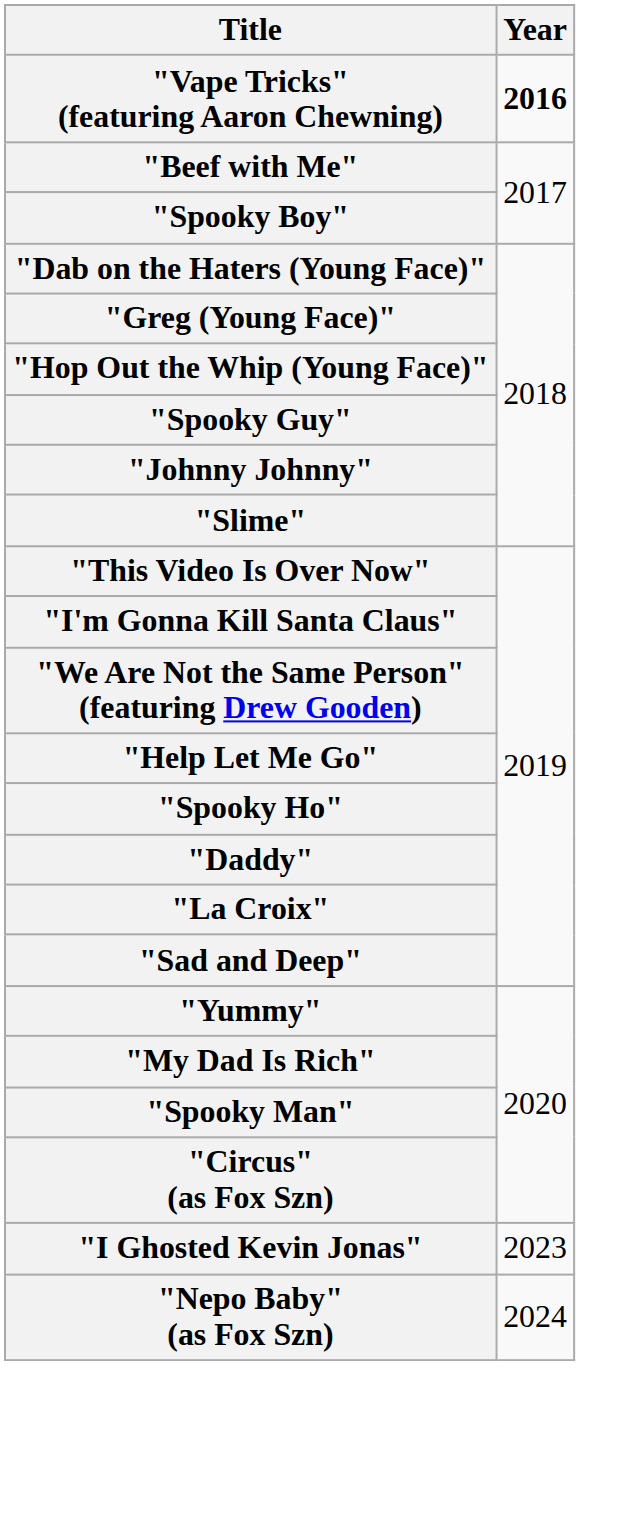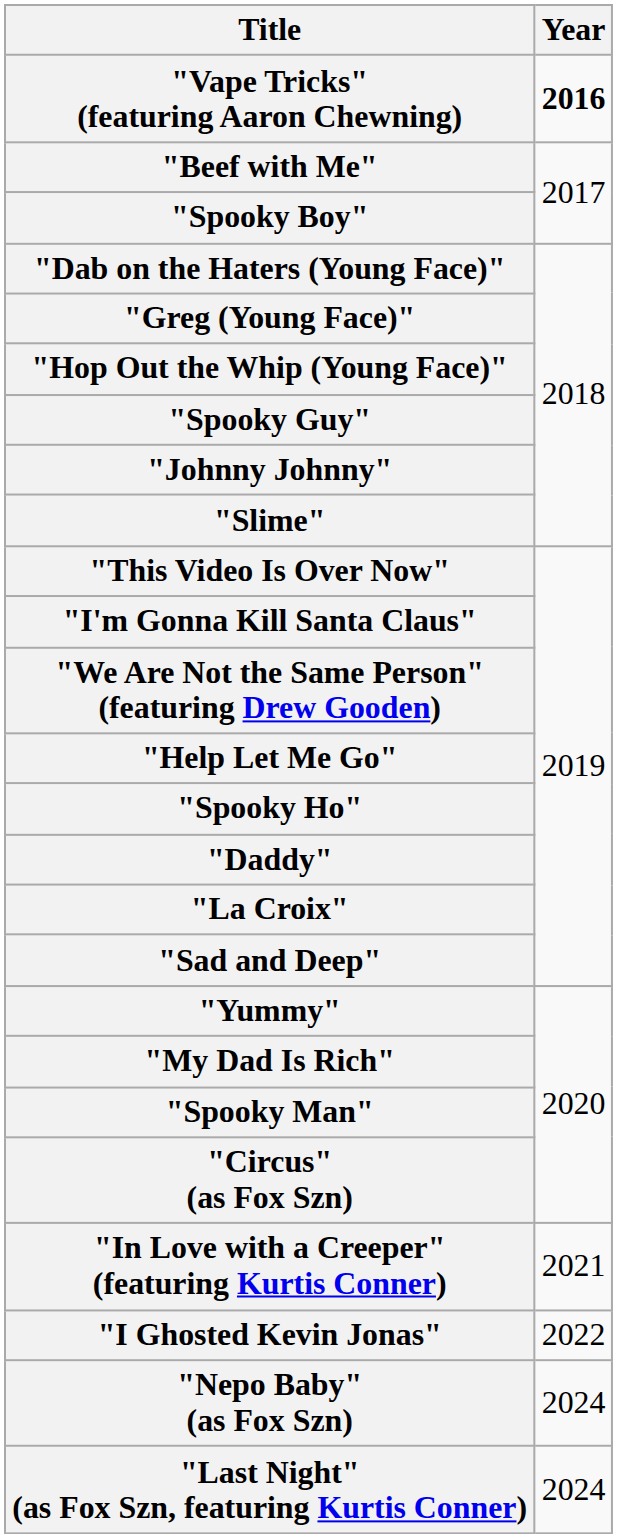+ row: (270, 1266)
(535, 1248) 2023 -> (574, 1334) 2022
+ row: (270, 1489)
